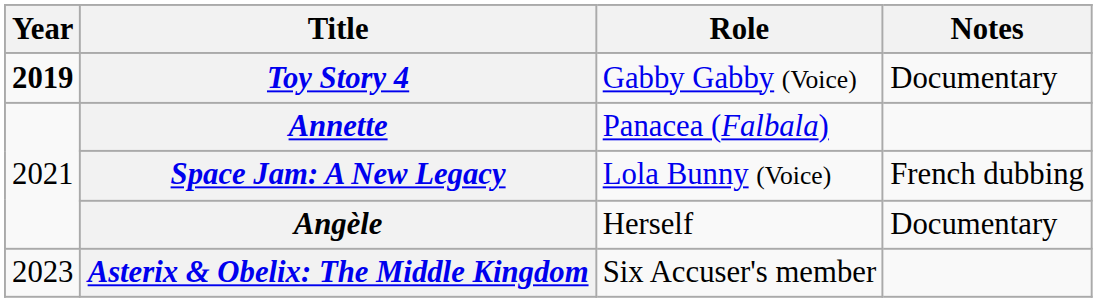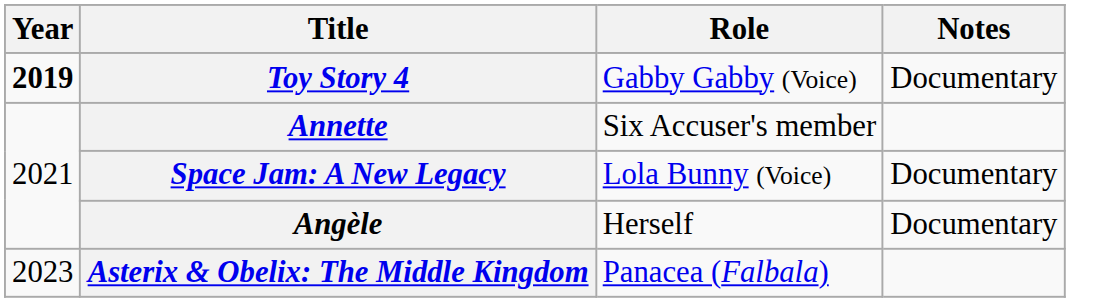(716, 126) Panacea (Falbala) -> (739, 126) Six Accuser's member
(987, 175) French dubbing -> (974, 175) Documentary
(739, 272) Six Accuser's member -> (716, 272) Panacea (Falbala)
